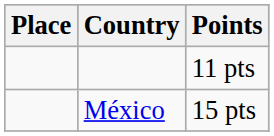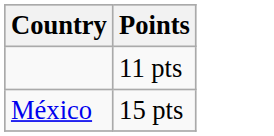- column: (41, 25)
